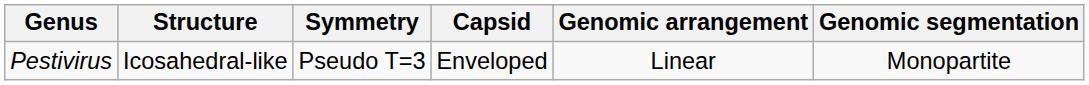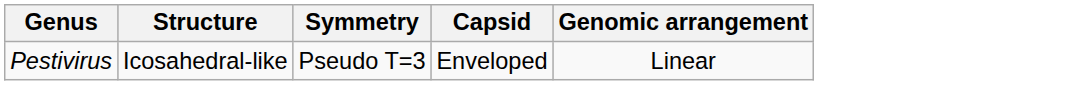- column: (949, 23)
